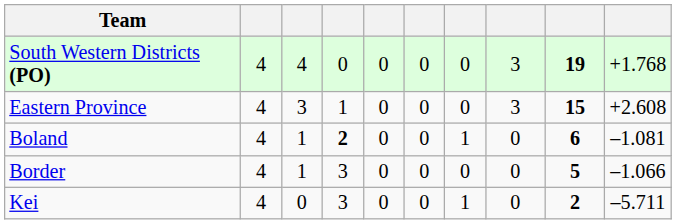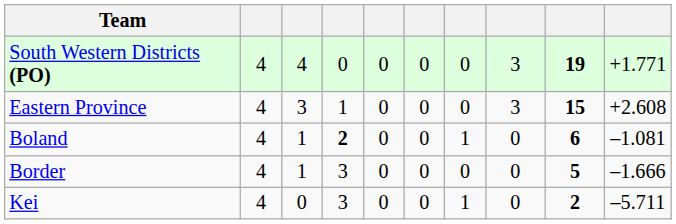(638, 63) +1.768 -> (638, 63) +1.771
(638, 171) –1.066 -> (638, 171) –1.666
